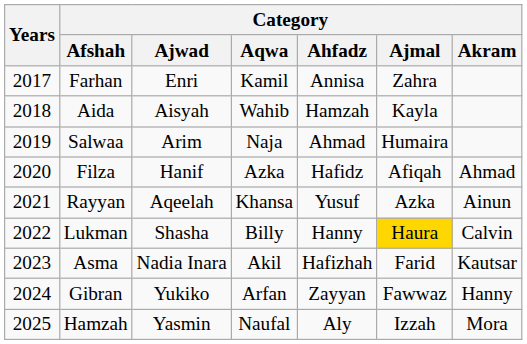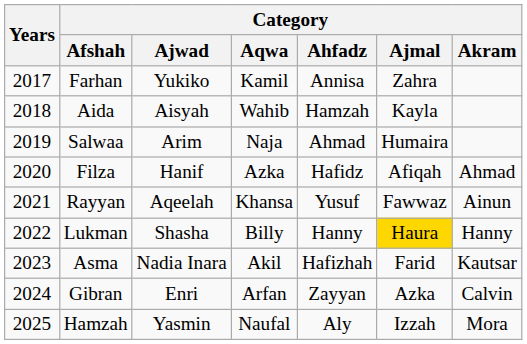(182, 80) Enri -> (182, 80) Yukiko
(415, 202) Azka -> (415, 202) Fawwaz
(487, 232) Calvin -> (487, 232) Hanny
(182, 293) Yukiko -> (182, 293) Enri
(415, 293) Fawwaz -> (415, 293) Azka
(487, 293) Hanny -> (487, 293) Calvin
